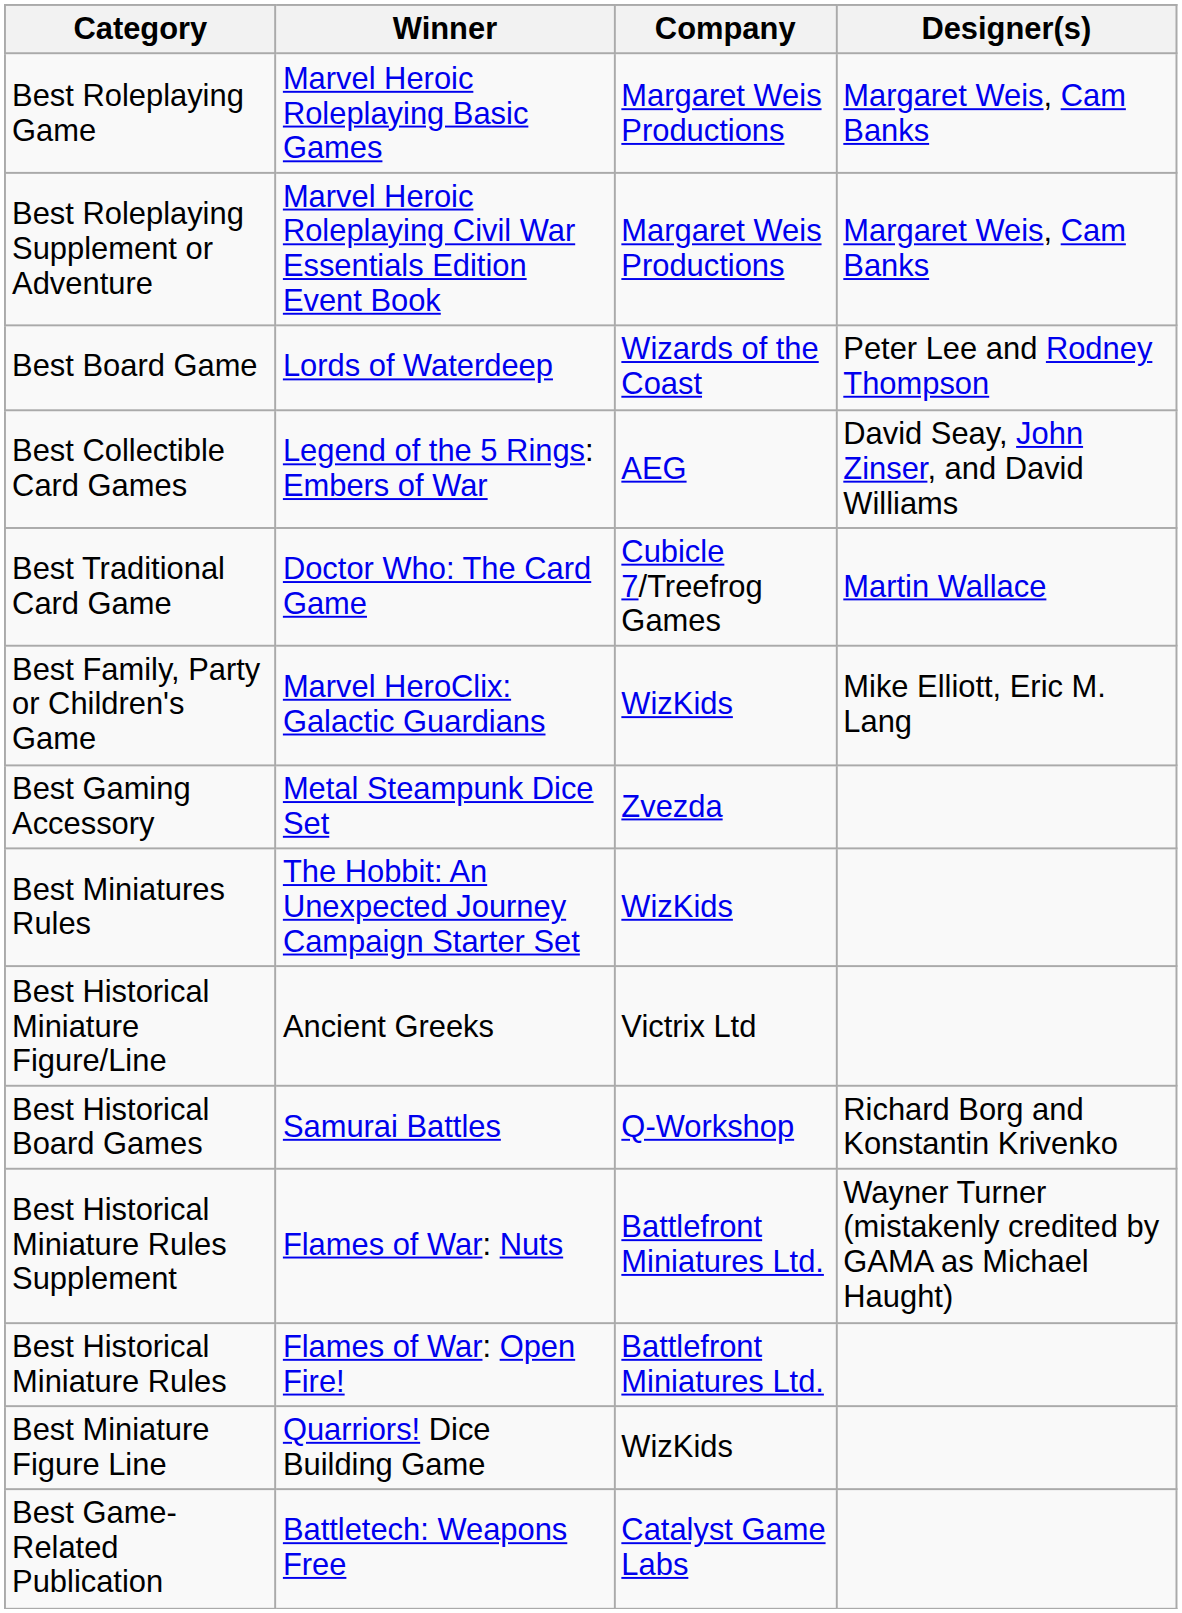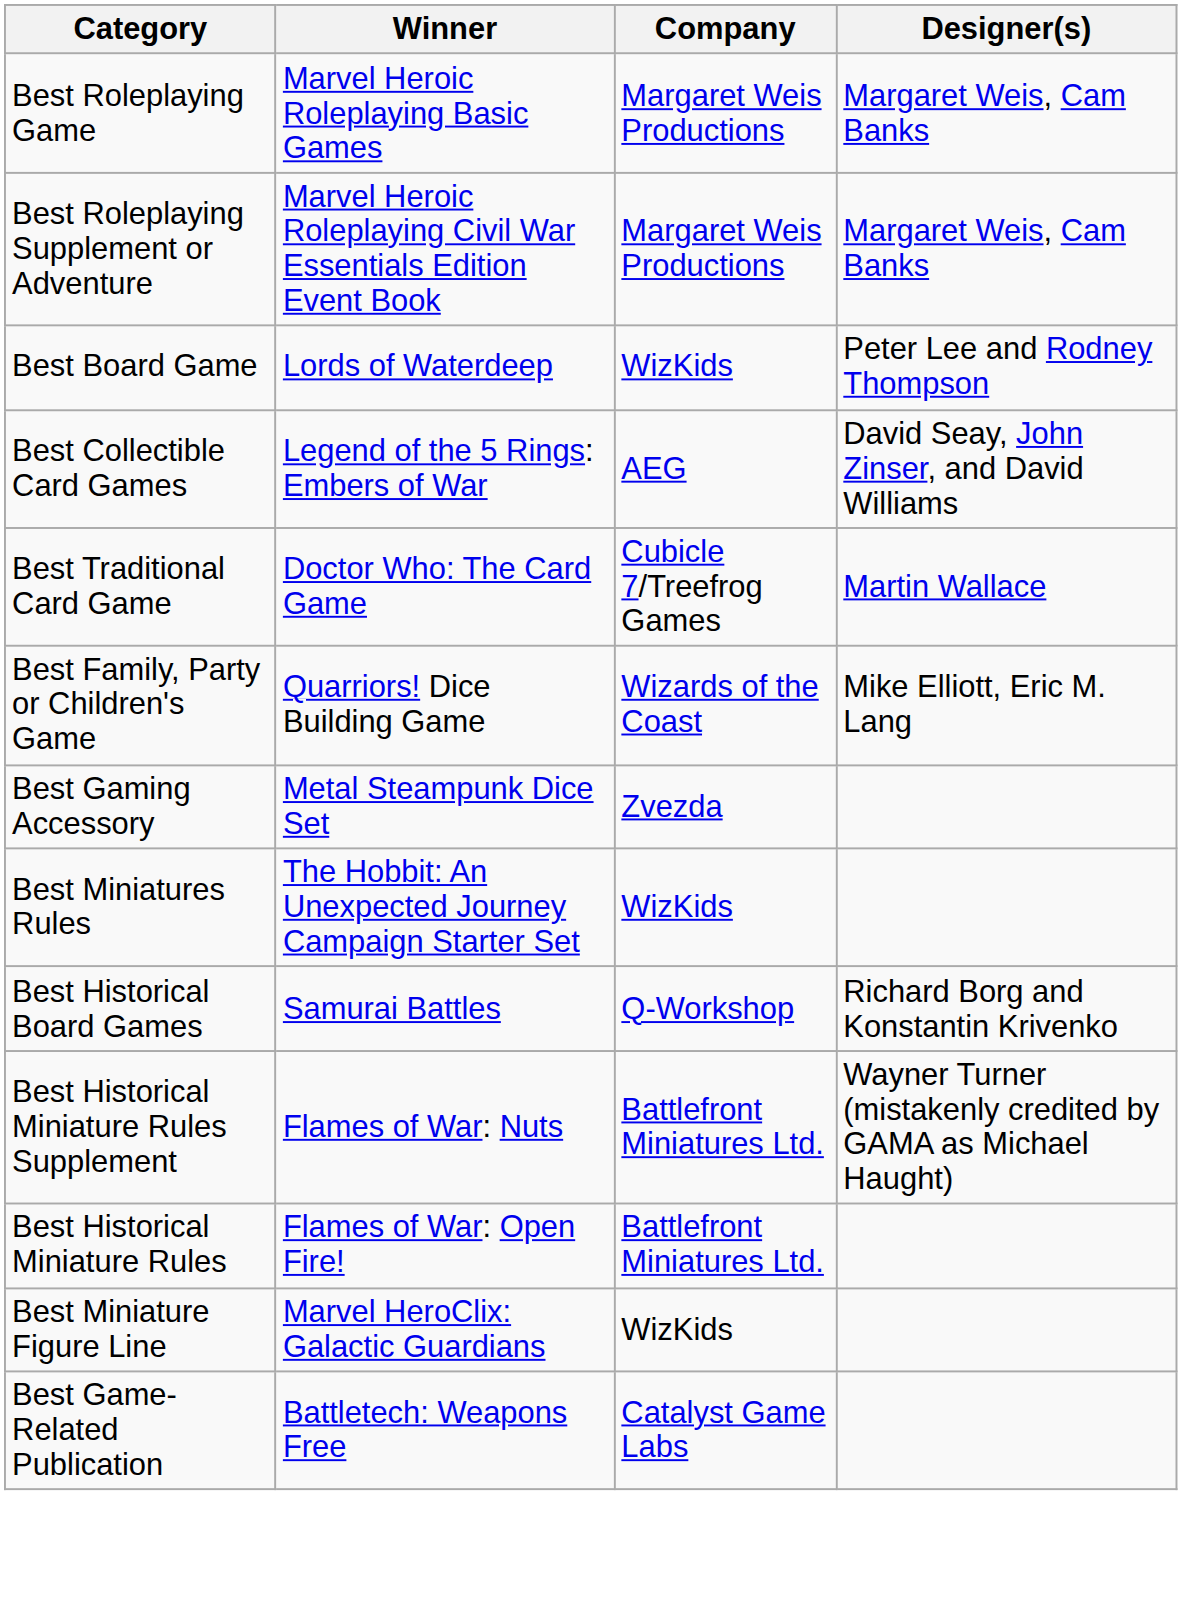(720, 366) Wizards of the Coast -> (677, 366) WizKids
(414, 704) Marvel HeroClix: Galactic Guardians -> (387, 704) Quarriors! Dice Building Game
(677, 704) WizKids -> (720, 704) Wizards of the Coast
- row: (111, 1025)
(387, 1447) Quarriors! Dice Building Game -> (414, 1328) Marvel HeroClix: Galactic Guardians
